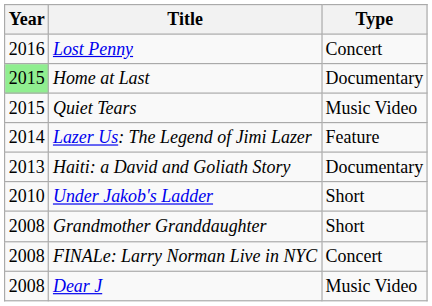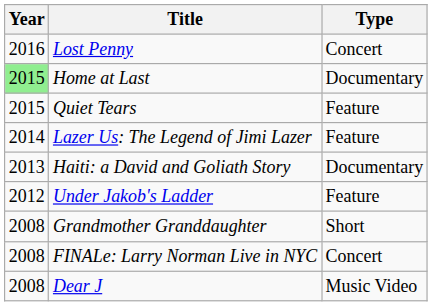(371, 108) Music Video -> (352, 108) Feature
(27, 196) 2010 -> (27, 196) 2012
(345, 196) Short -> (352, 196) Feature
